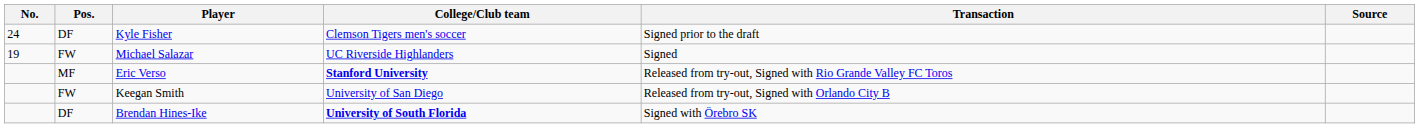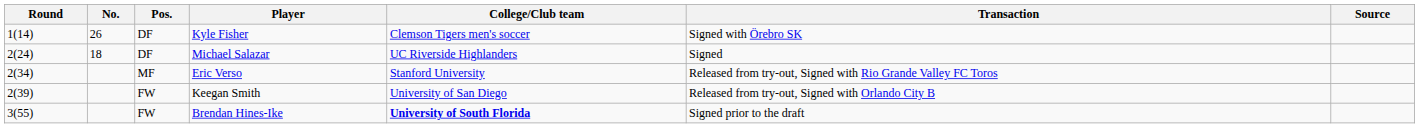+ column: (46, 14)
(13, 34) 24 -> (96, 34) 26
(701, 34) Signed prior to the draft -> (746, 34) Signed with Örebro SK
(13, 54) 19 -> (96, 54) 18
(67, 54) FW -> (145, 54) DF
(377, 73) bold -> (437, 73) normal
(65, 113) DF -> (146, 113) FW
(700, 113) Signed with Örebro SK -> (747, 113) Signed prior to the draft
